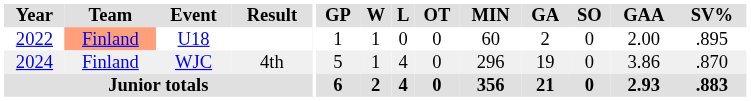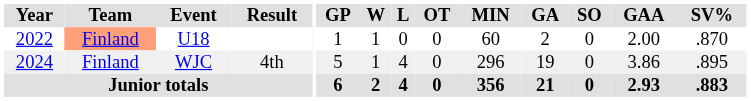(712, 38) .895 -> (712, 38) .870
(712, 61) .870 -> (712, 61) .895
